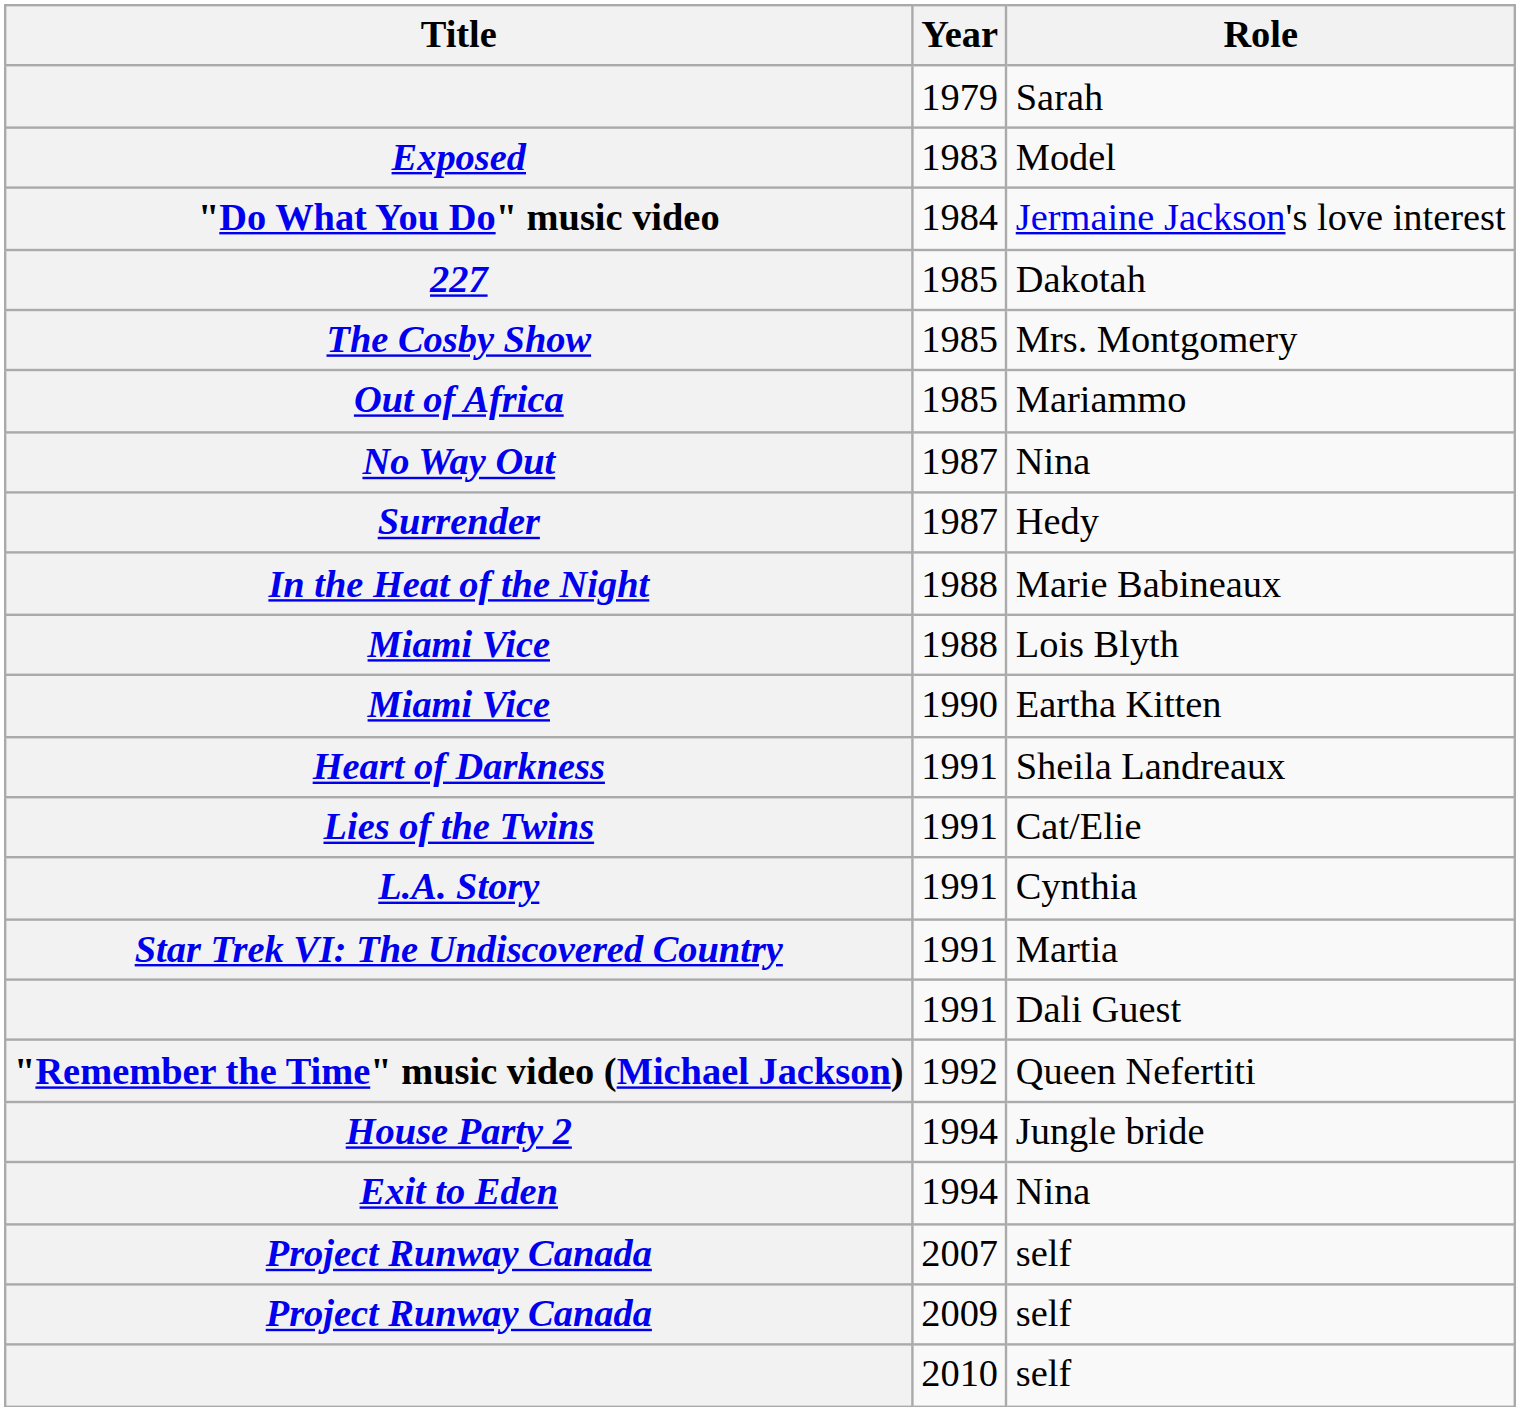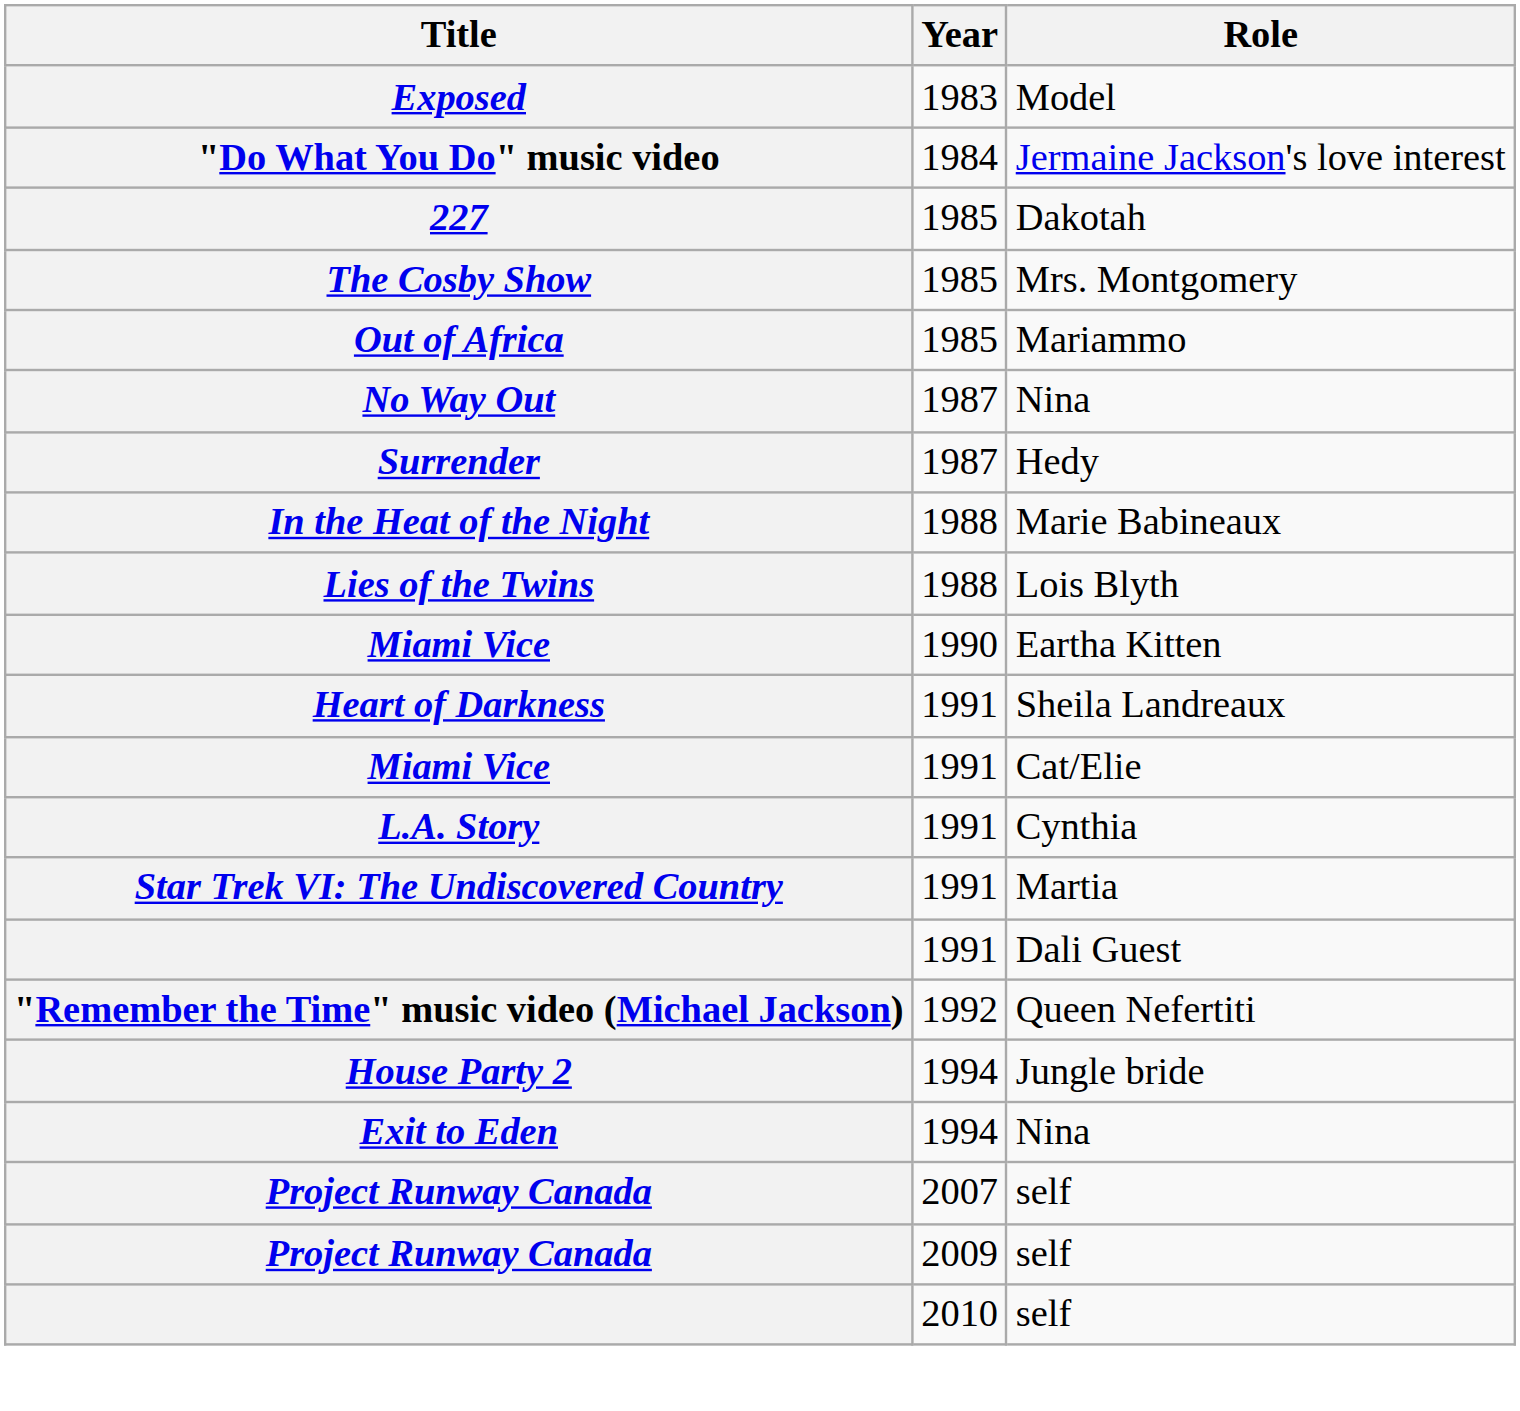- row: (960, 95)
(459, 643) Miami Vice -> (459, 583) Lies of the Twins
(459, 826) Lies of the Twins -> (459, 765) Miami Vice
